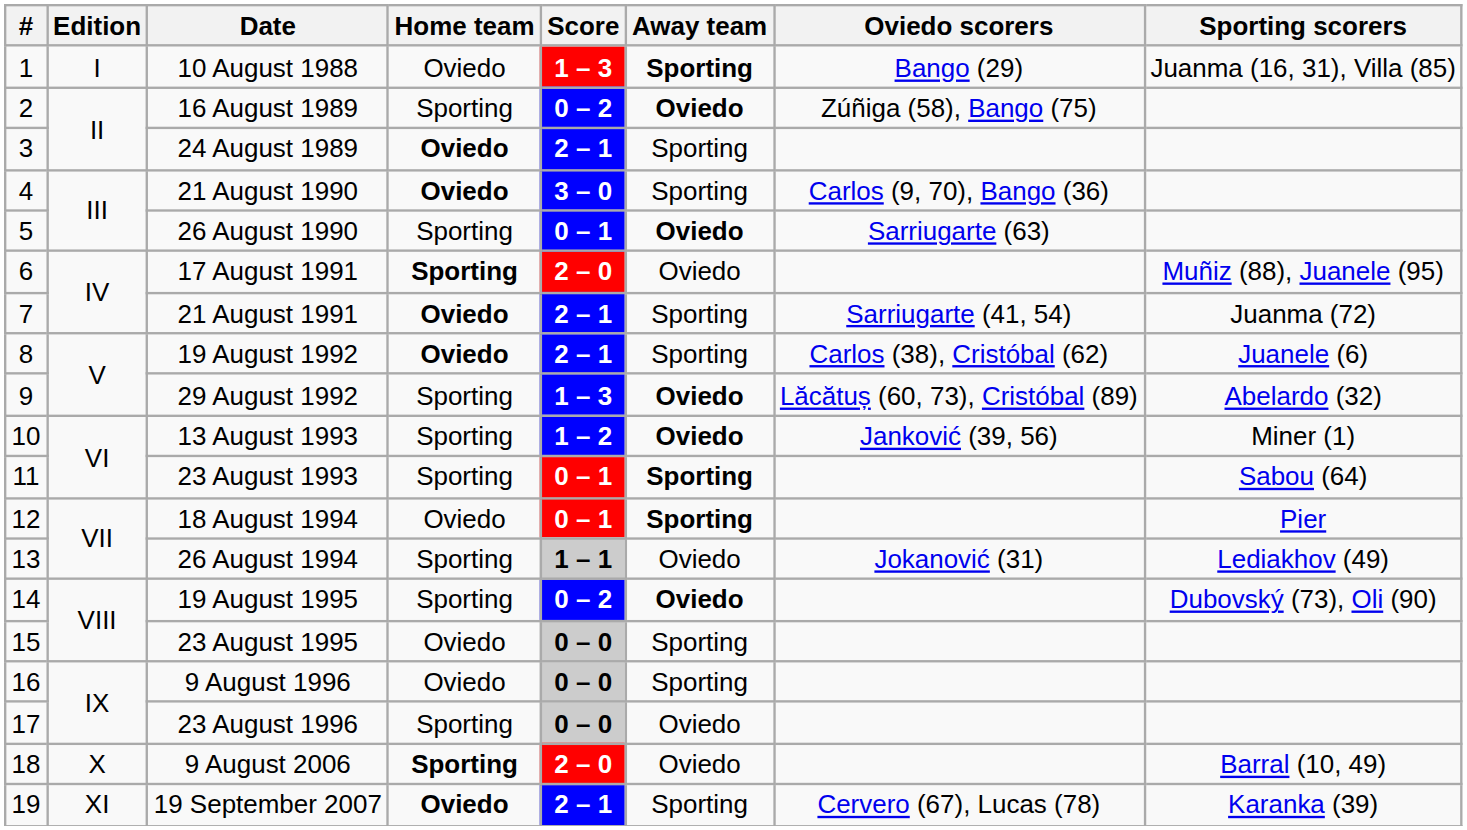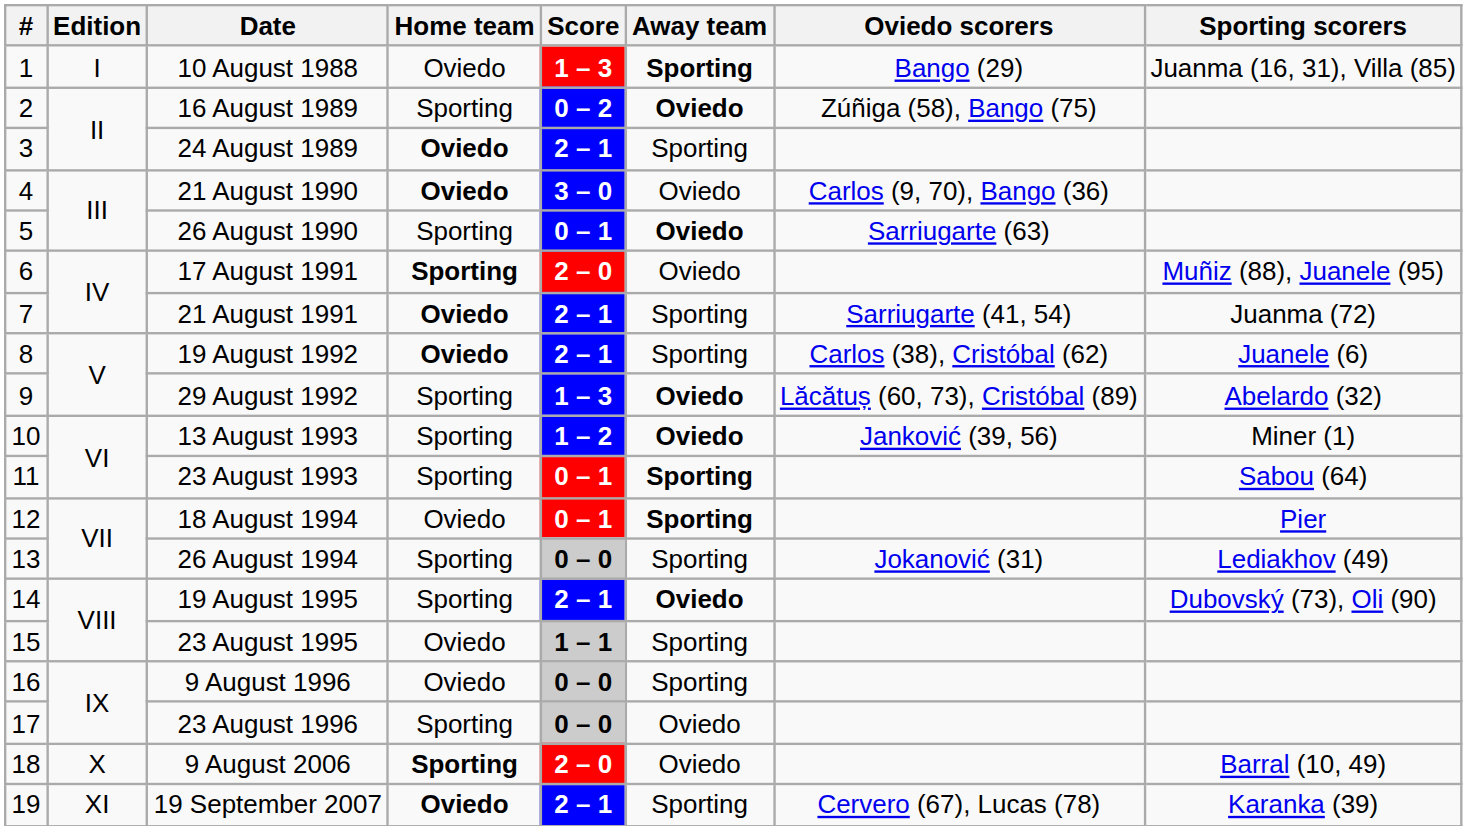(700, 190) Sporting -> (700, 190) Oviedo
(583, 559) 1 – 1 -> (583, 559) 0 – 0
(700, 559) Oviedo -> (700, 559) Sporting
(583, 600) 0 – 2 -> (583, 600) 2 – 1
(583, 641) 0 – 0 -> (583, 641) 1 – 1
